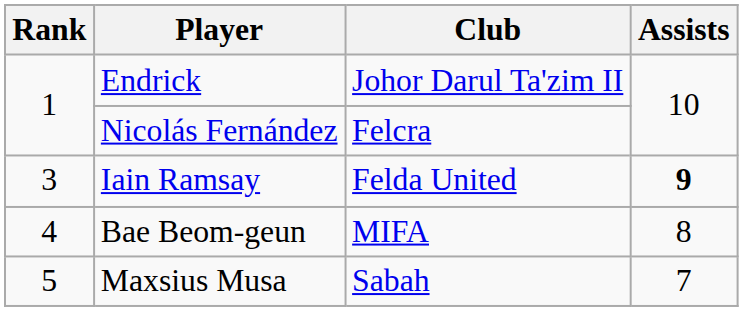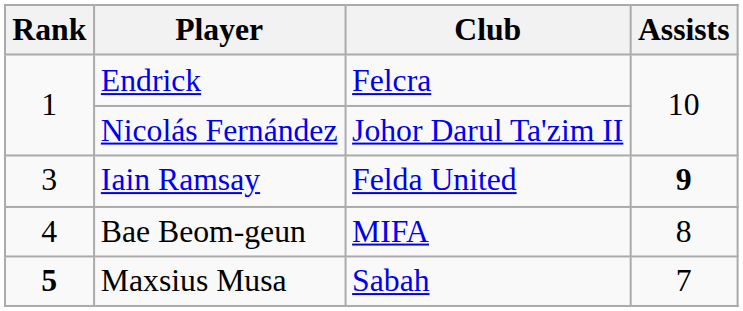(488, 79) Johor Darul Ta'zim II -> (392, 79) Felcra
(392, 130) Felcra -> (488, 130) Johor Darul Ta'zim II
(49, 280) normal -> (49, 280) bold
